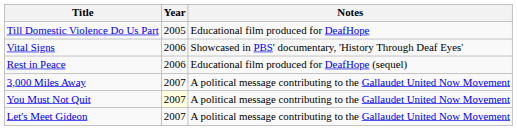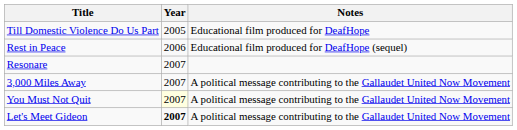- row: (31, 47)
+ row: (27, 64)
(175, 116) normal -> (175, 116) bold
